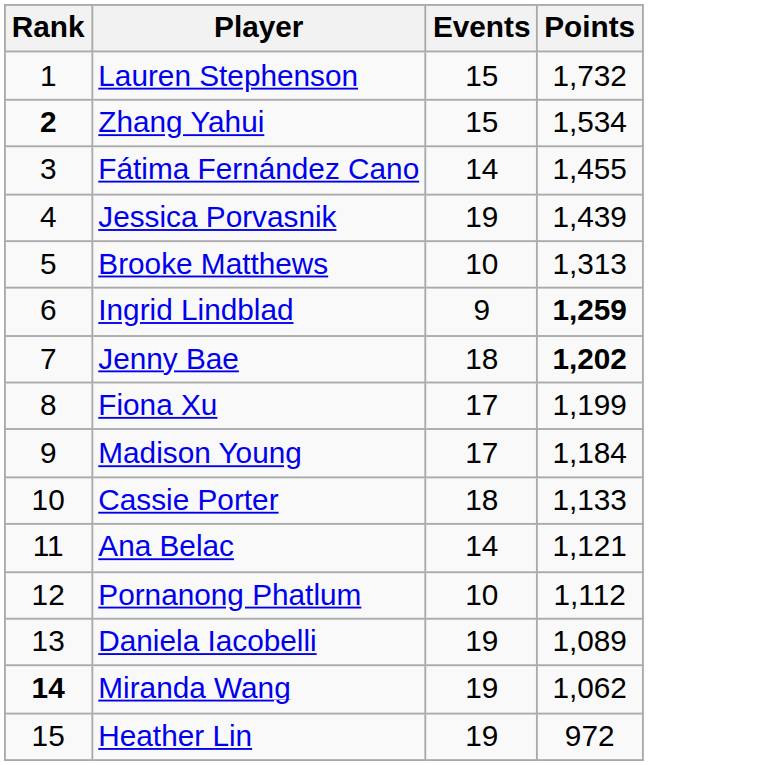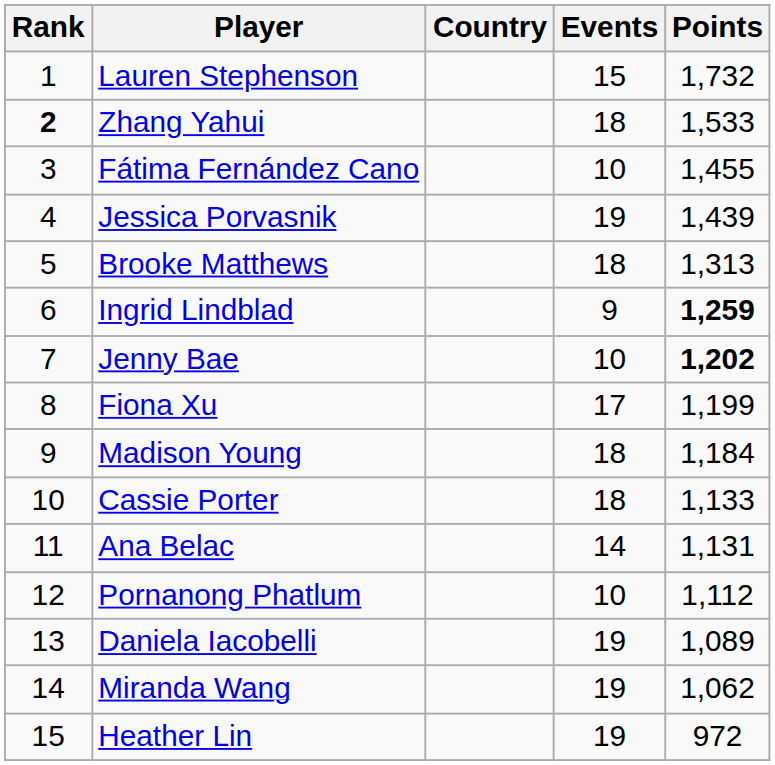+ column: (490, 28)
(482, 122) 15 -> (609, 122) 18
(590, 122) 1,534 -> (717, 122) 1,533
(482, 169) 14 -> (609, 169) 10
(482, 264) 10 -> (609, 264) 18
(482, 358) 18 -> (609, 358) 10
(482, 452) 17 -> (609, 452) 18
(590, 547) 1,121 -> (717, 547) 1,131
(48, 688) bold -> (48, 688) normal
